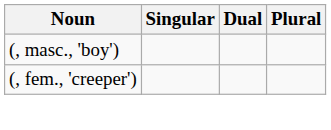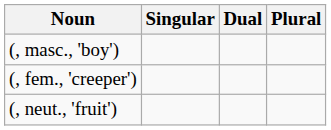+ row: (63, 109)
